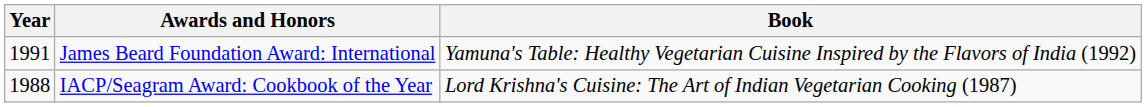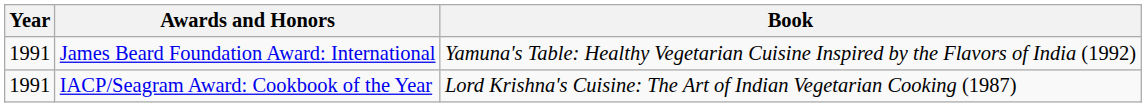(30, 85) 1988 -> (30, 85) 1991
